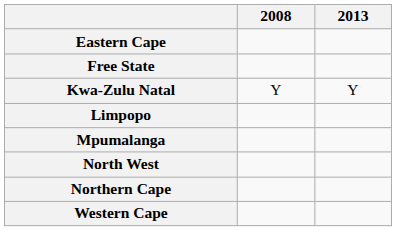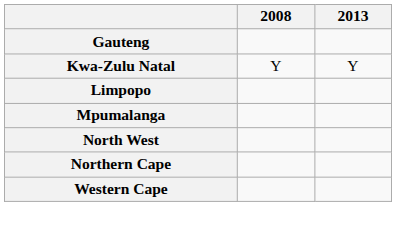- row: (121, 41)
- row: (121, 66)
+ row: (121, 41)
